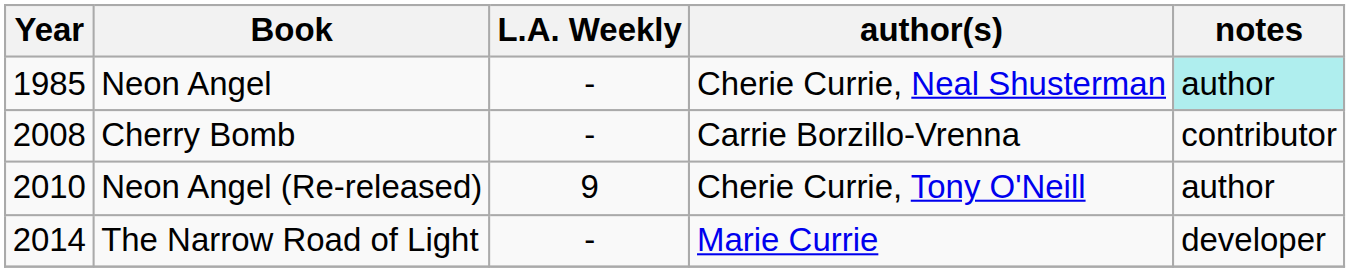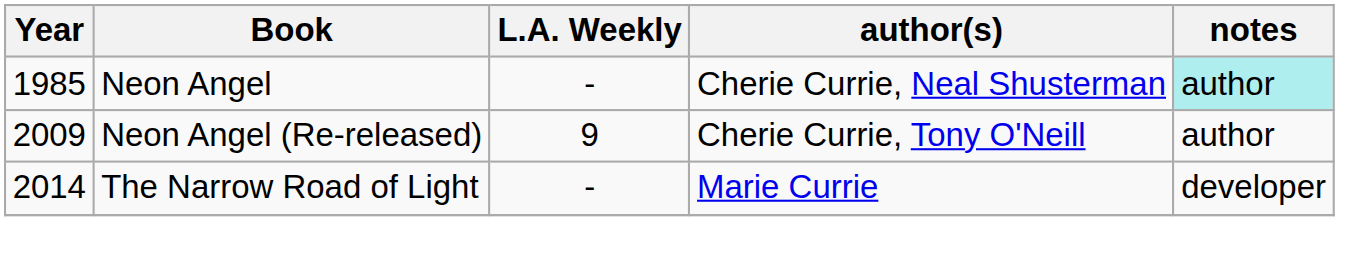- row: (198, 135)
(49, 187) 2010 -> (49, 135) 2009
